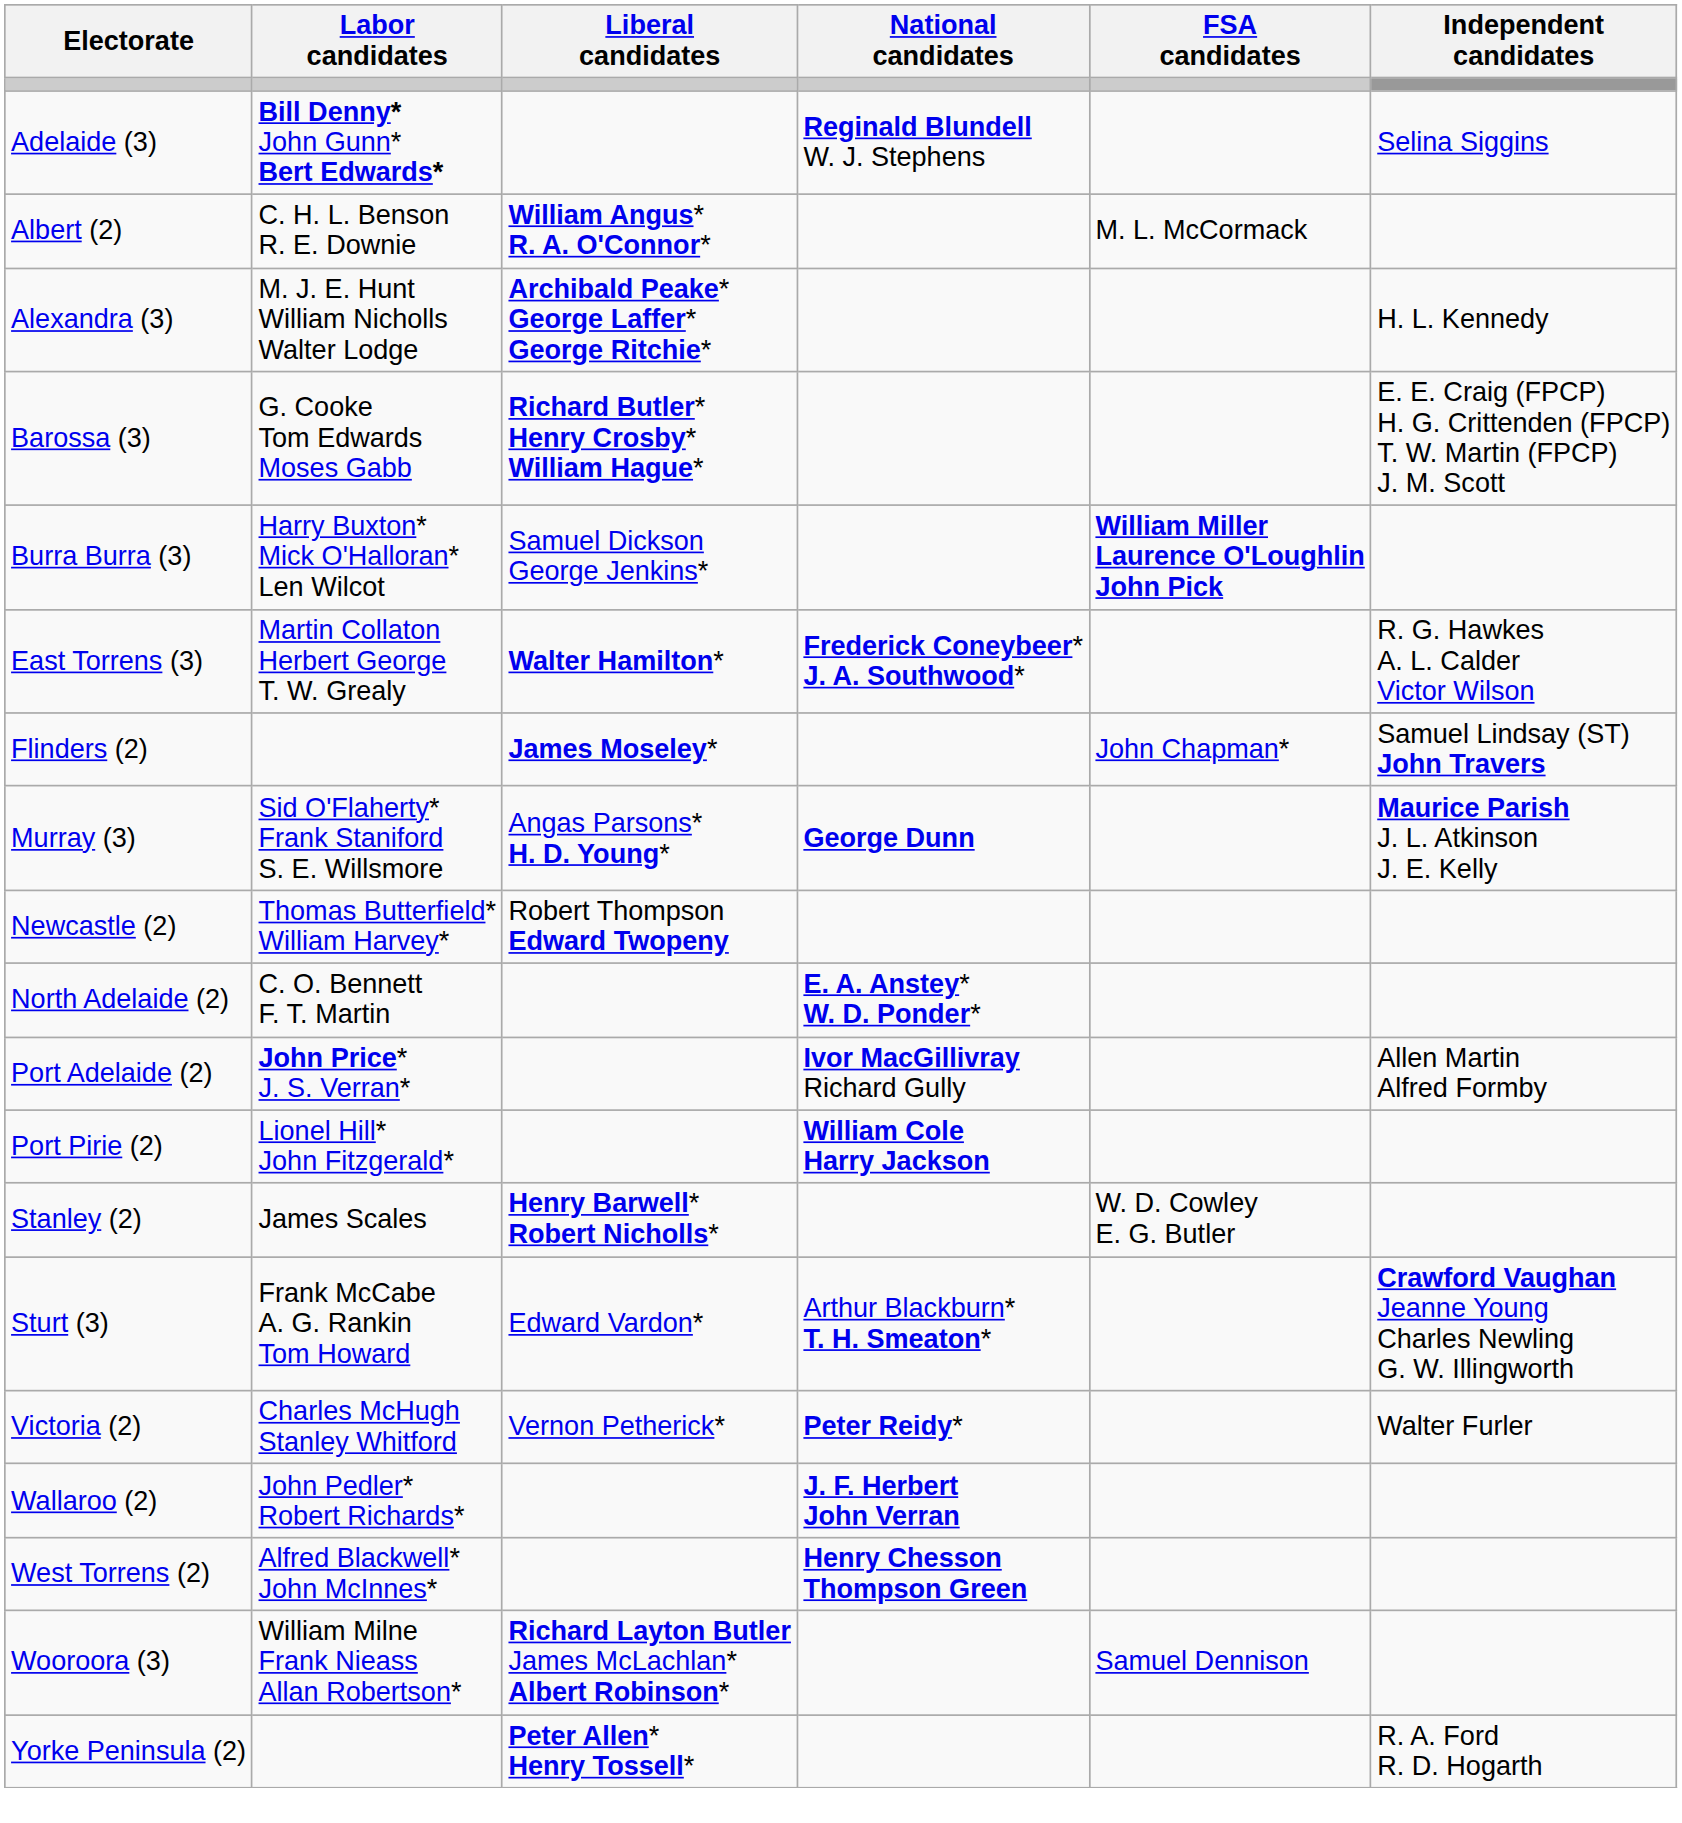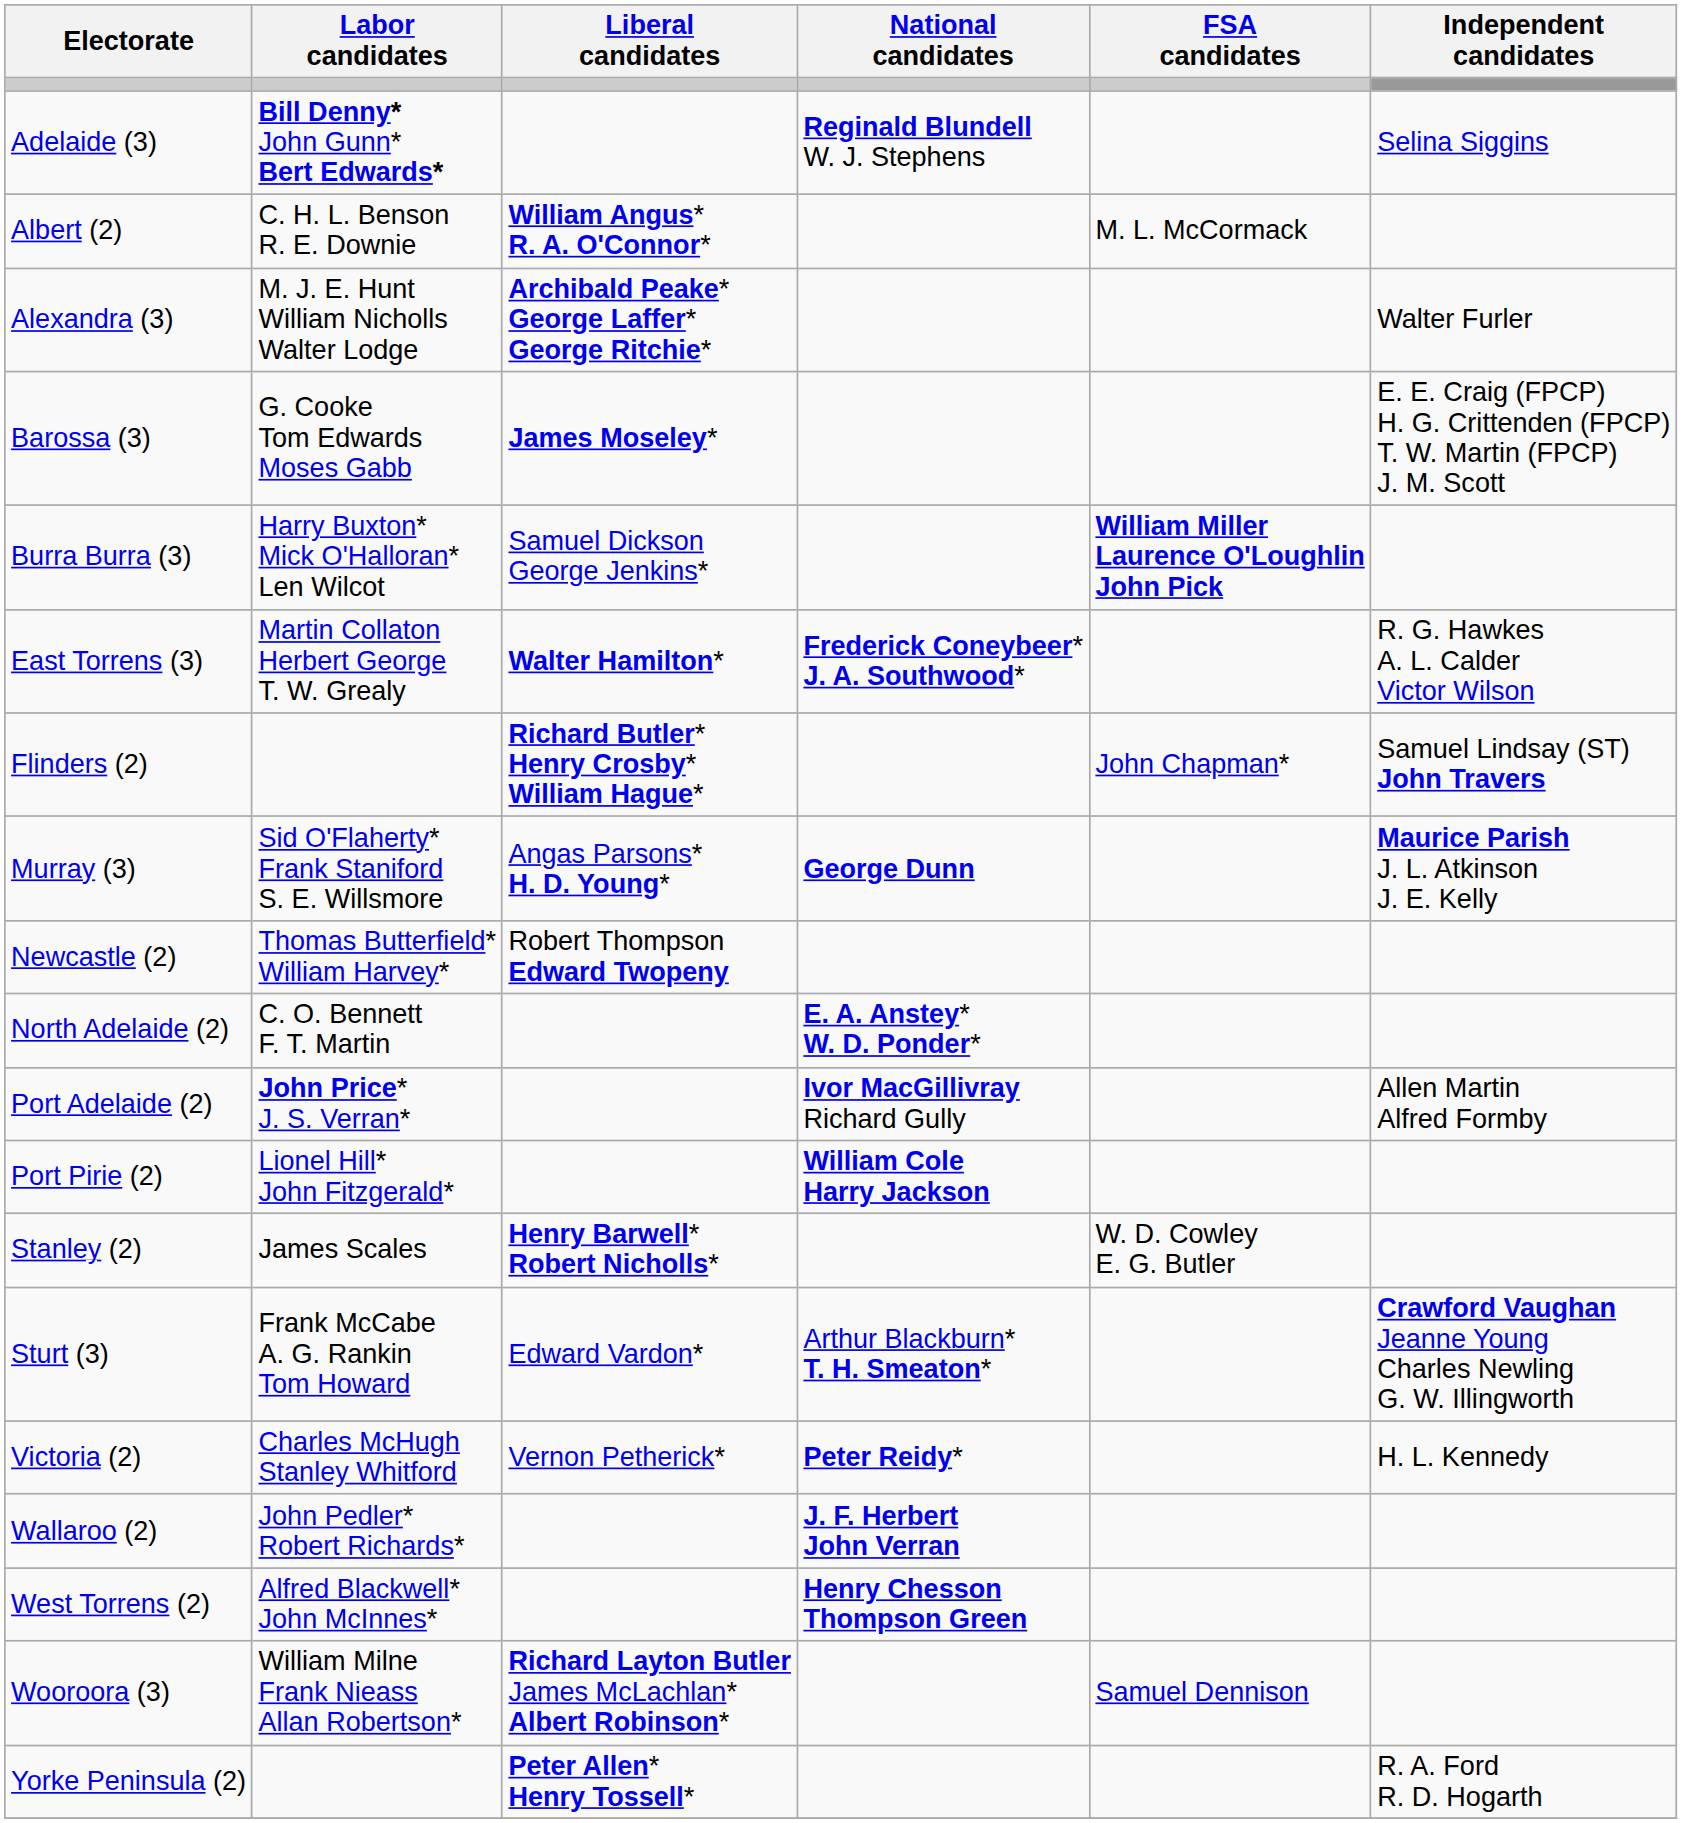(1463, 319) H. L. Kennedy -> (1455, 319) Walter Furler
(607, 438) Richard Butler* Henry Crosby* William Hague* -> (613, 438) James Moseley*
(613, 749) James Moseley* -> (607, 764) Richard Butler* Henry Crosby* William Hague*
(1455, 1426) Walter Furler -> (1463, 1457) H. L. Kennedy
